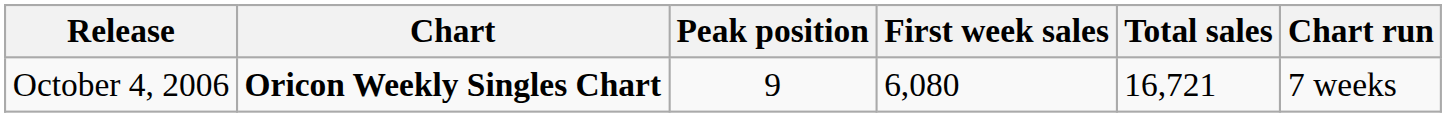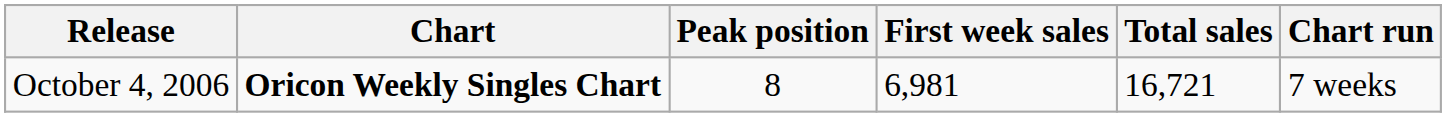(773, 84) 9 -> (773, 84) 8
(922, 84) 6,080 -> (922, 84) 6,981
